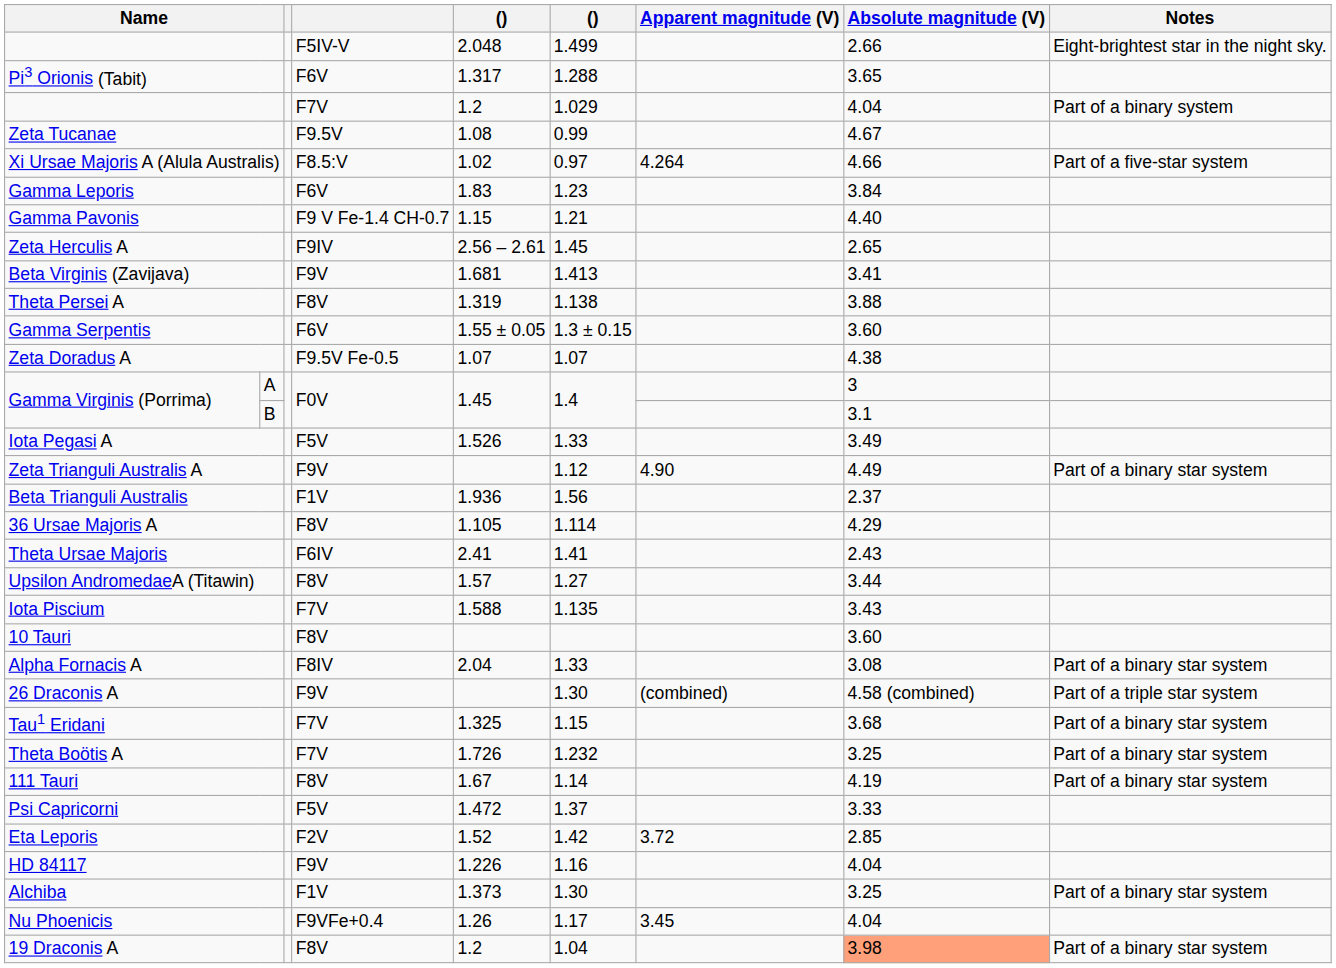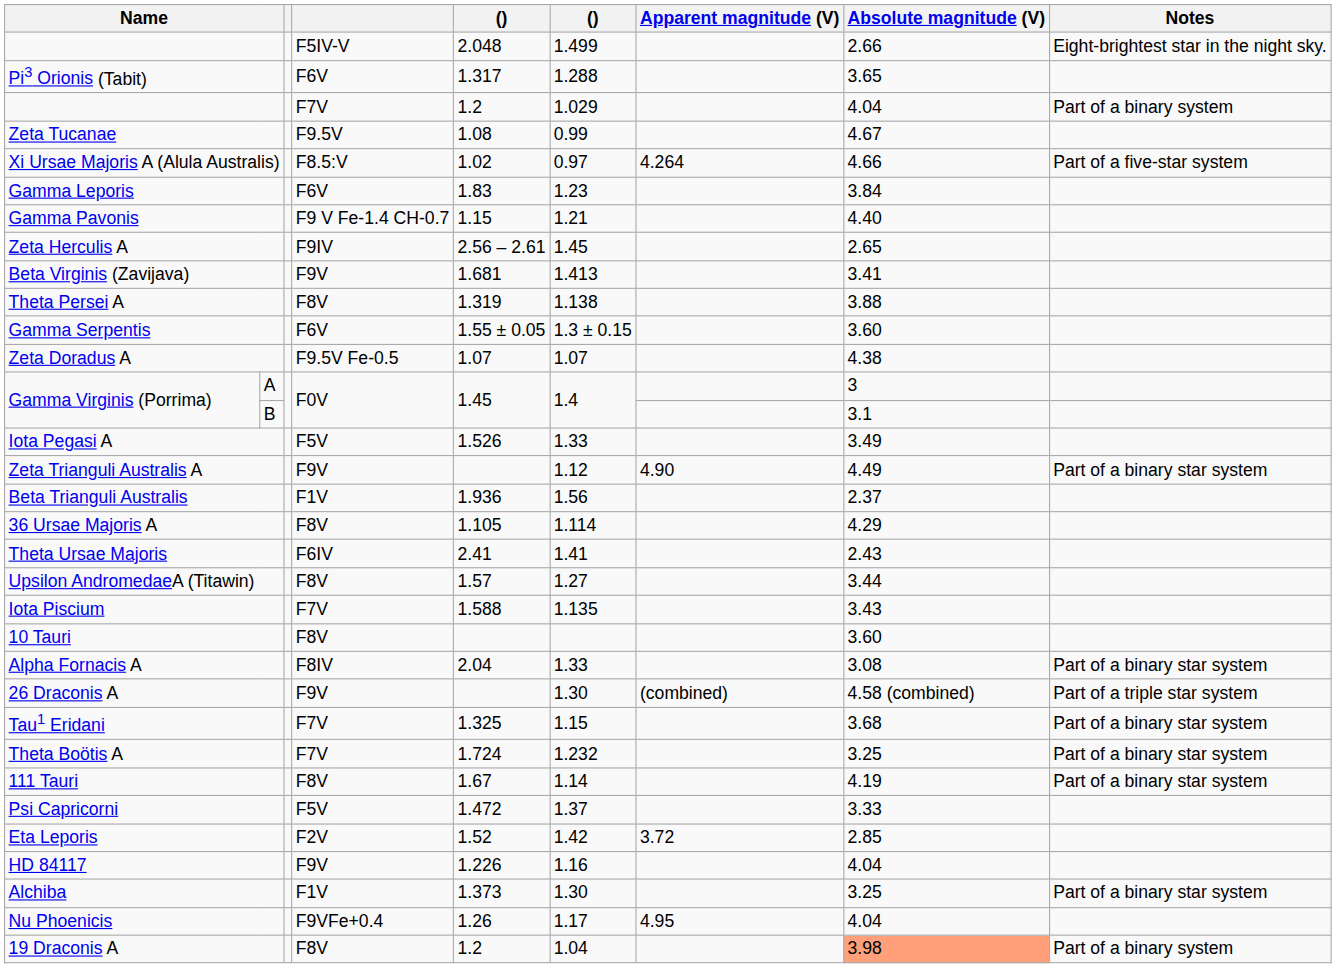(479, 753) 1.726 -> (479, 753) 1.724
(657, 921) 3.45 -> (657, 921) 4.95
(1160, 949) Part of a binary star system -> (1143, 949) Part of a binary system
